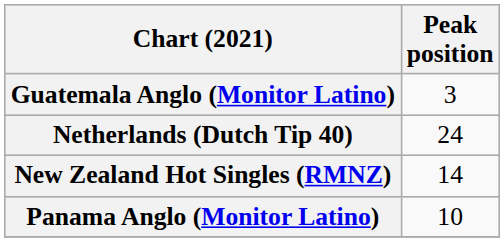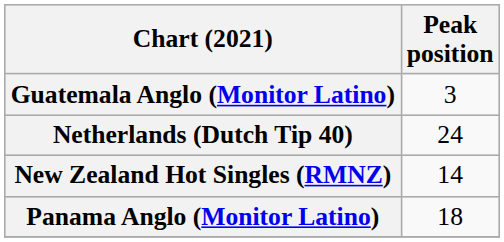(450, 216) 10 -> (450, 216) 18
